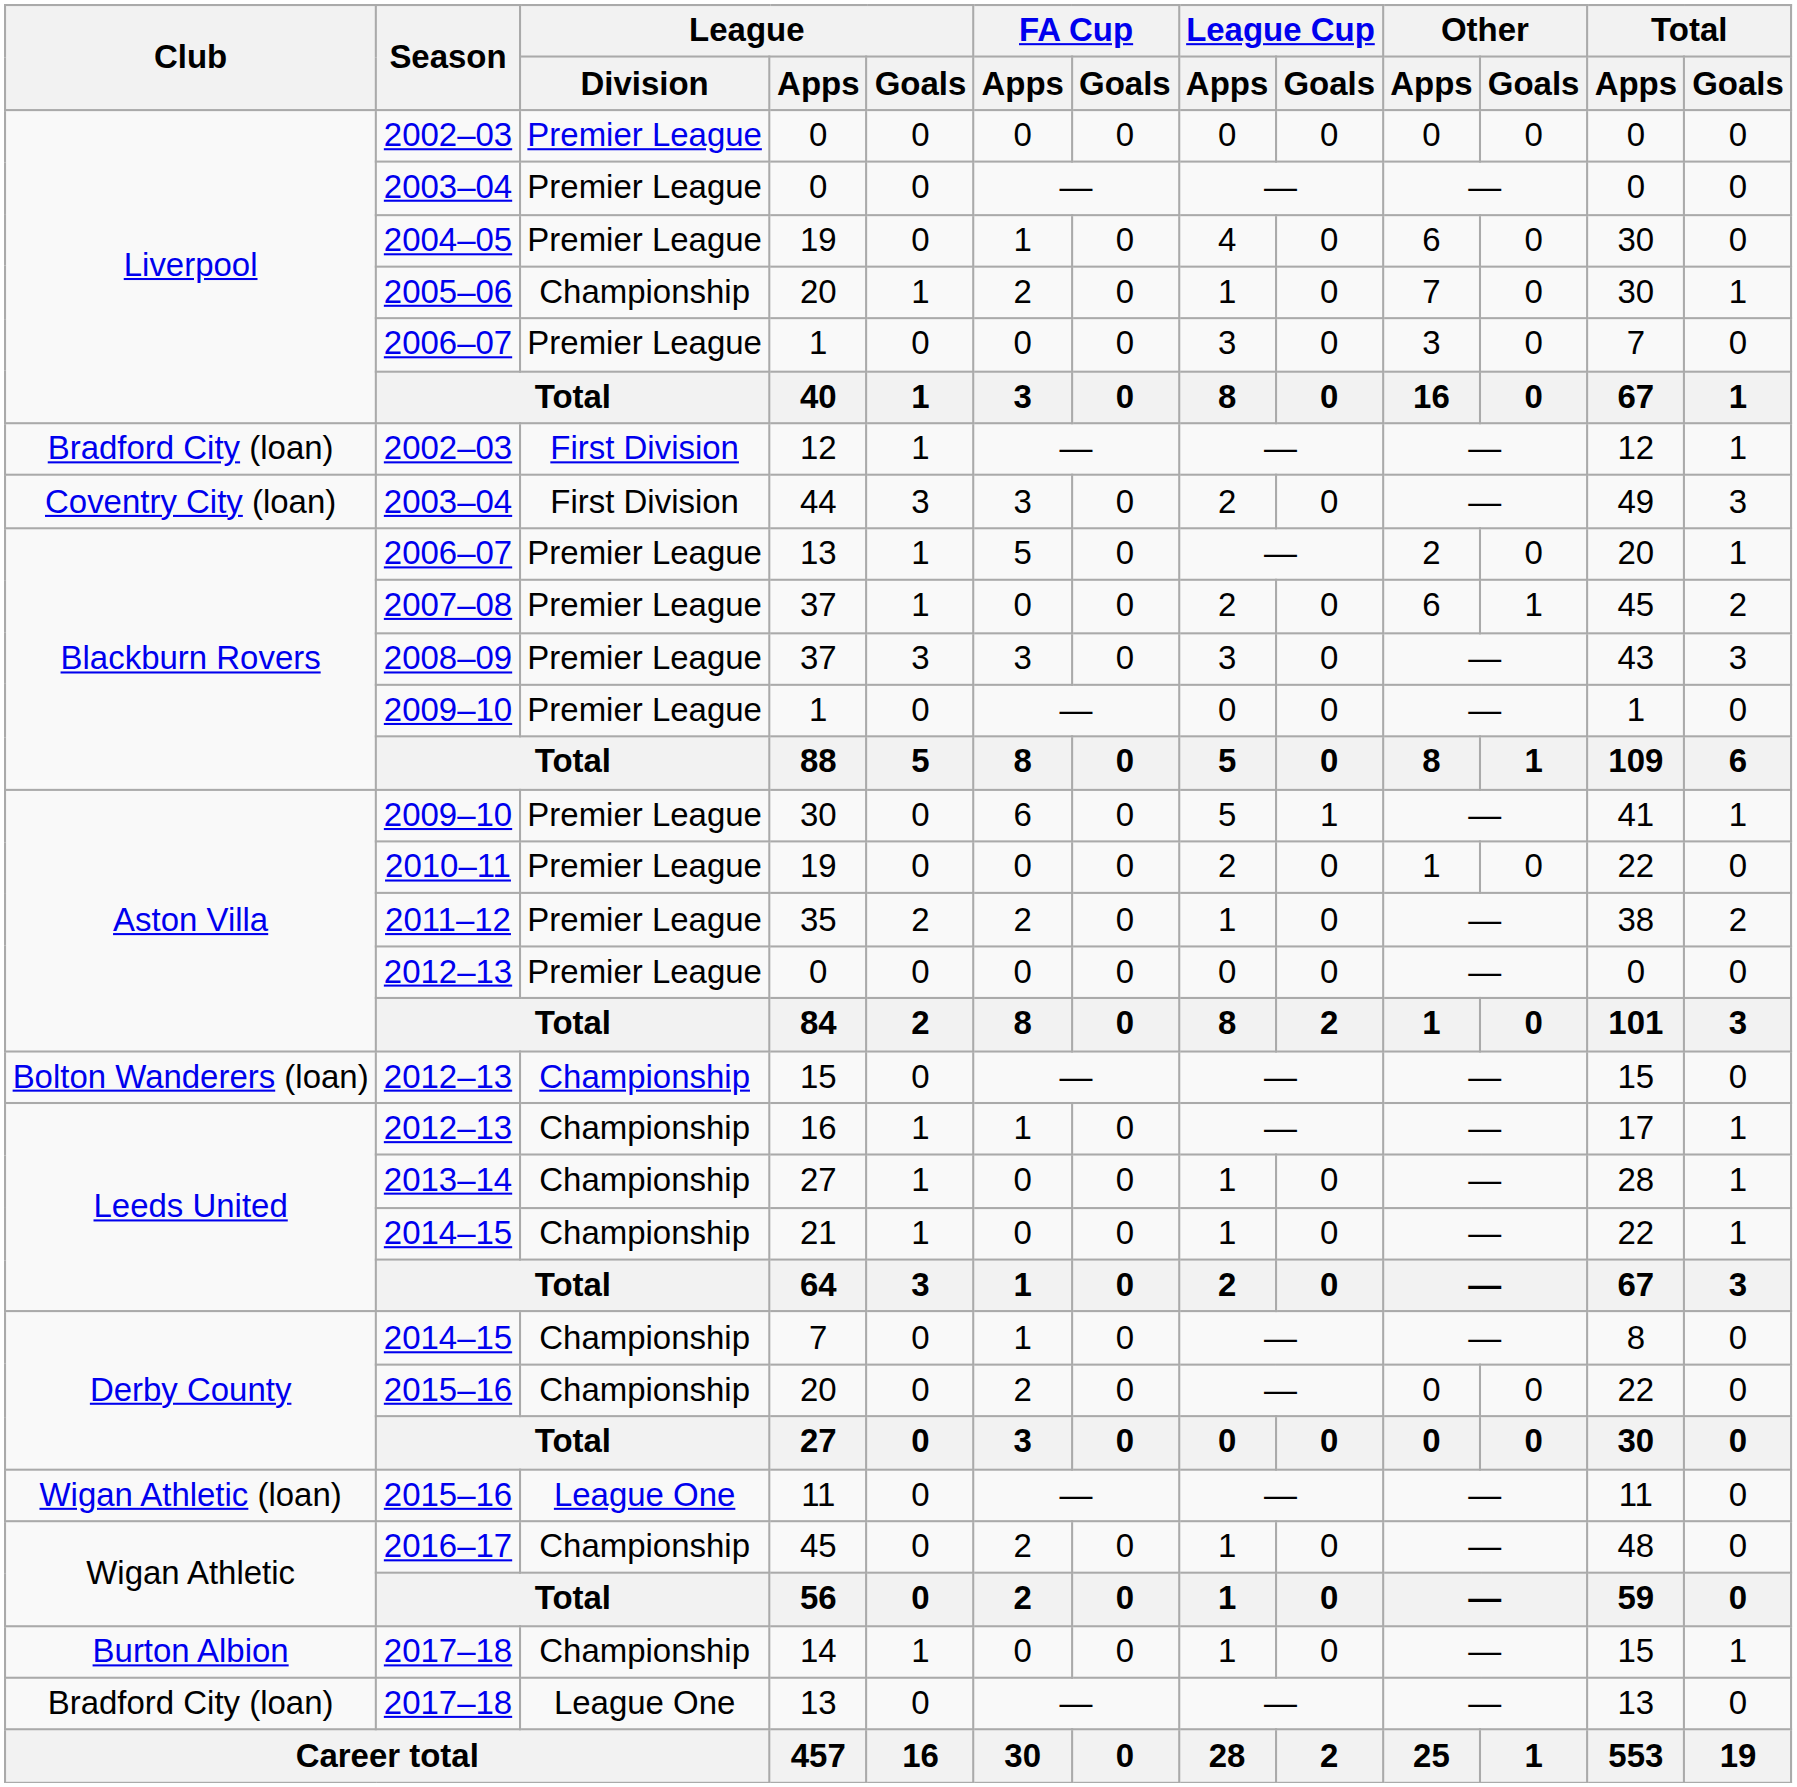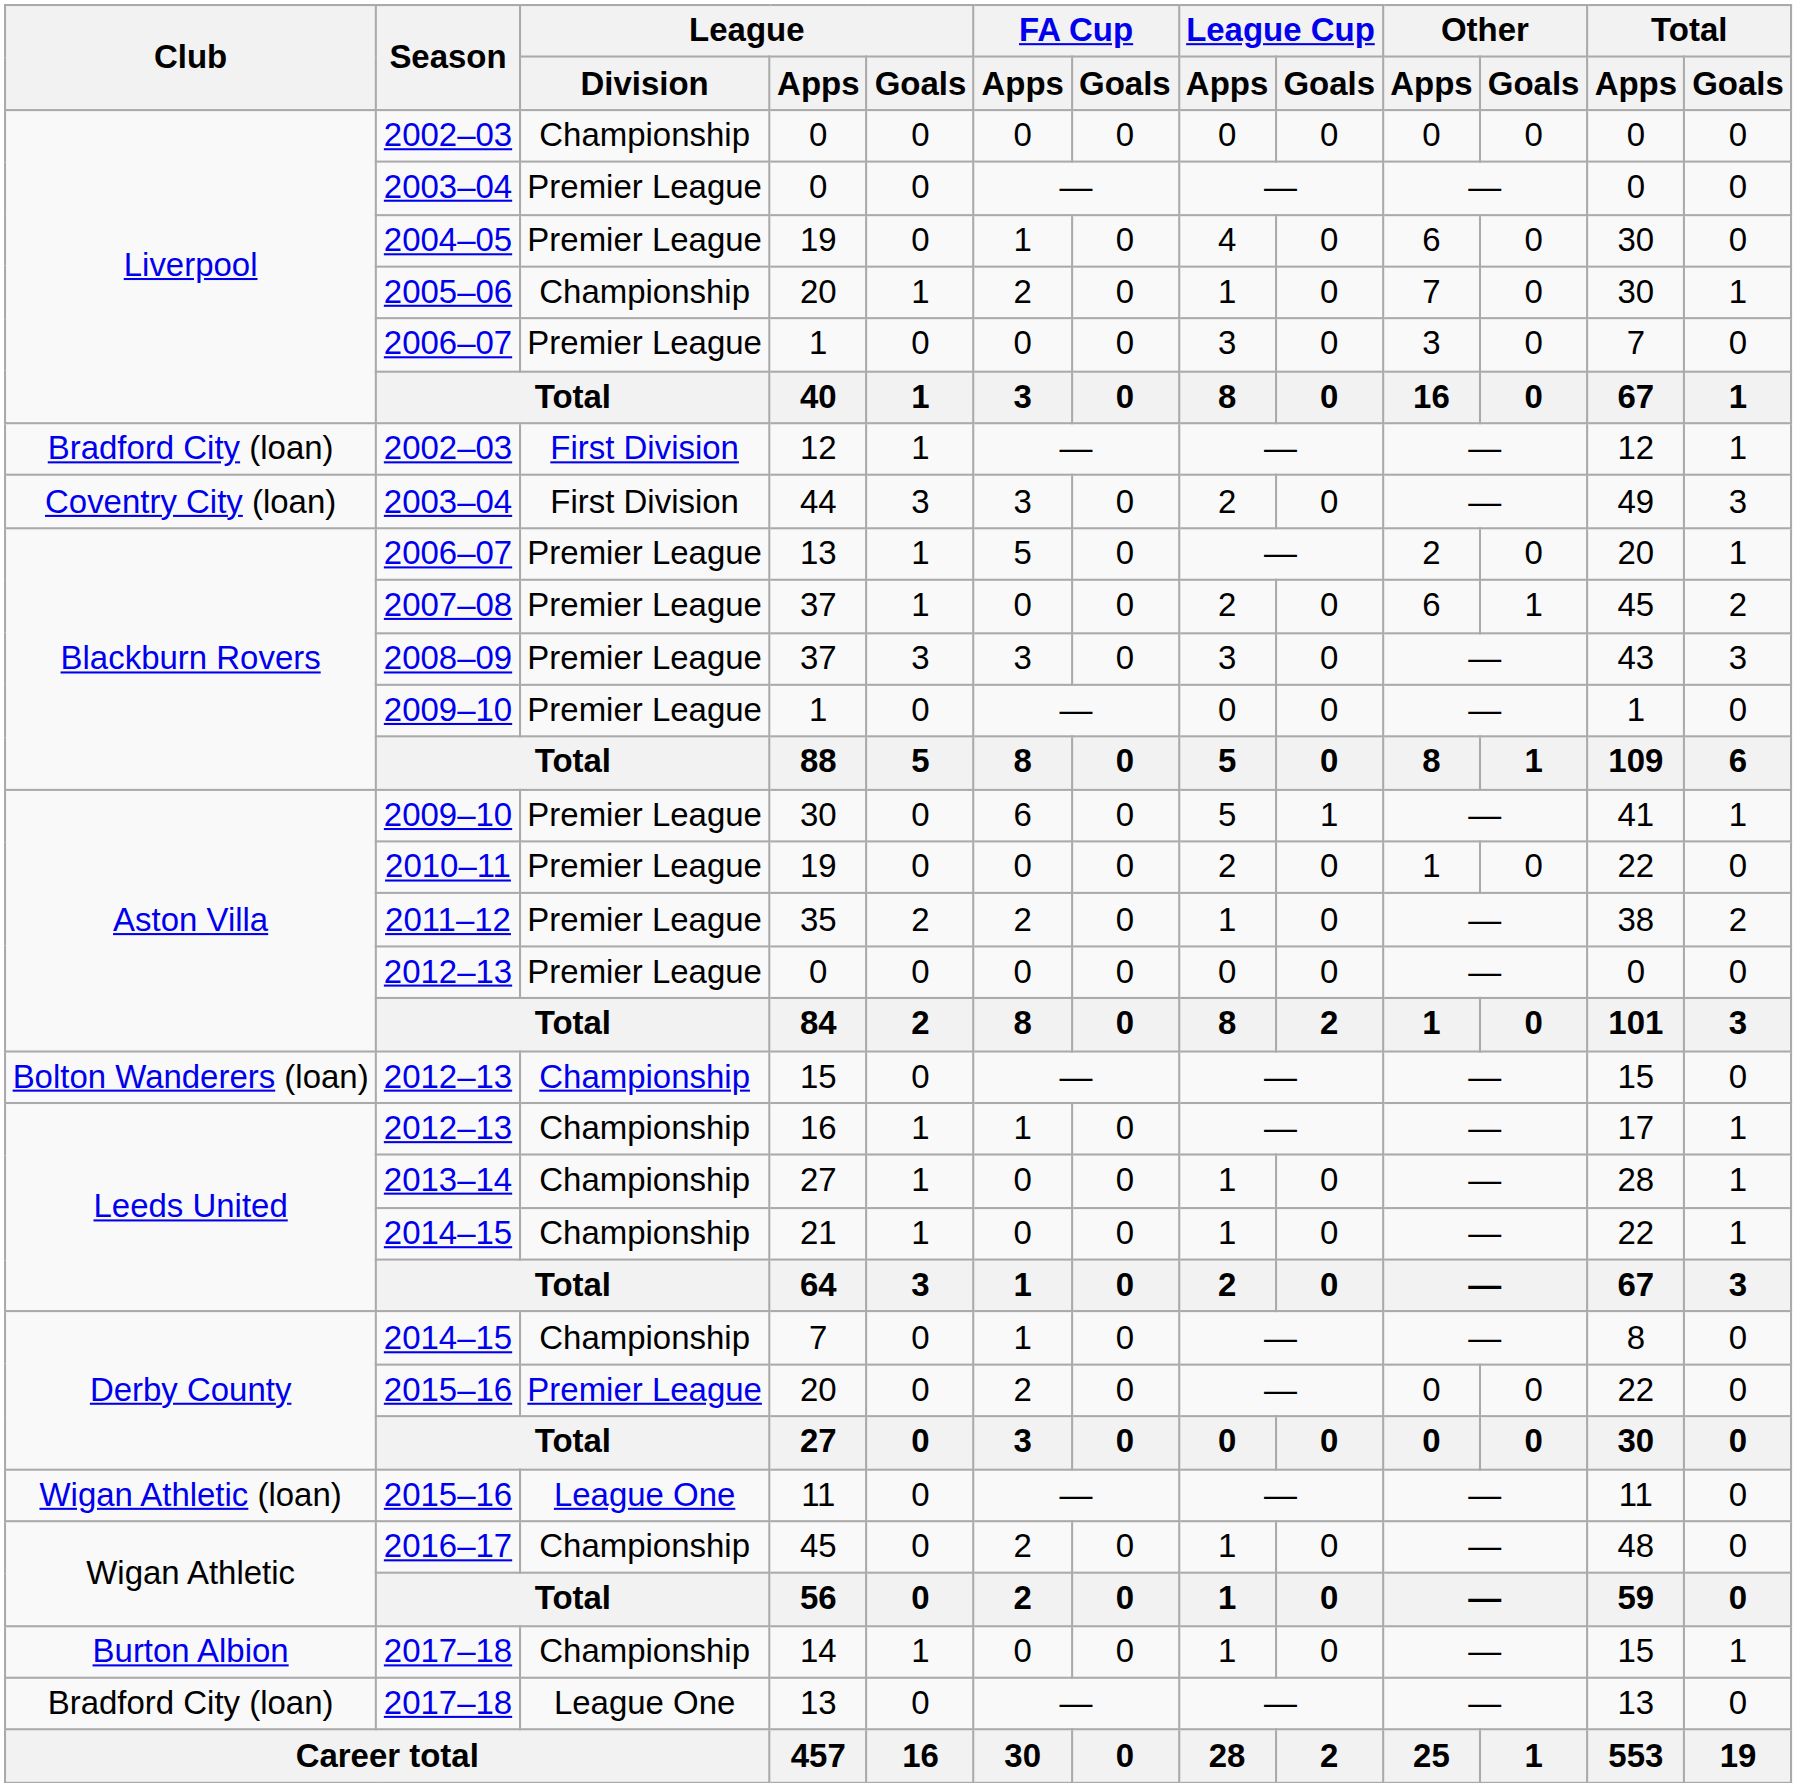(645, 135) Premier League -> (645, 135) Championship
(645, 1389) Championship -> (645, 1389) Premier League
